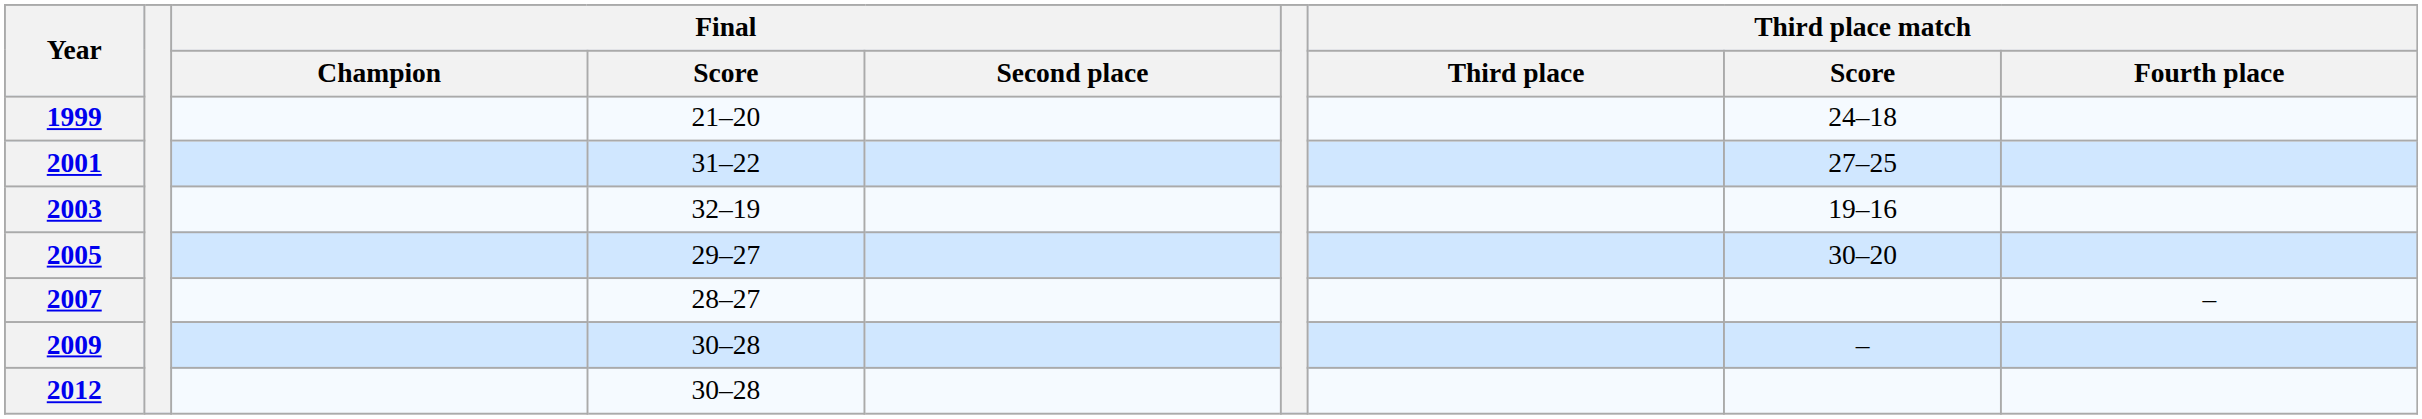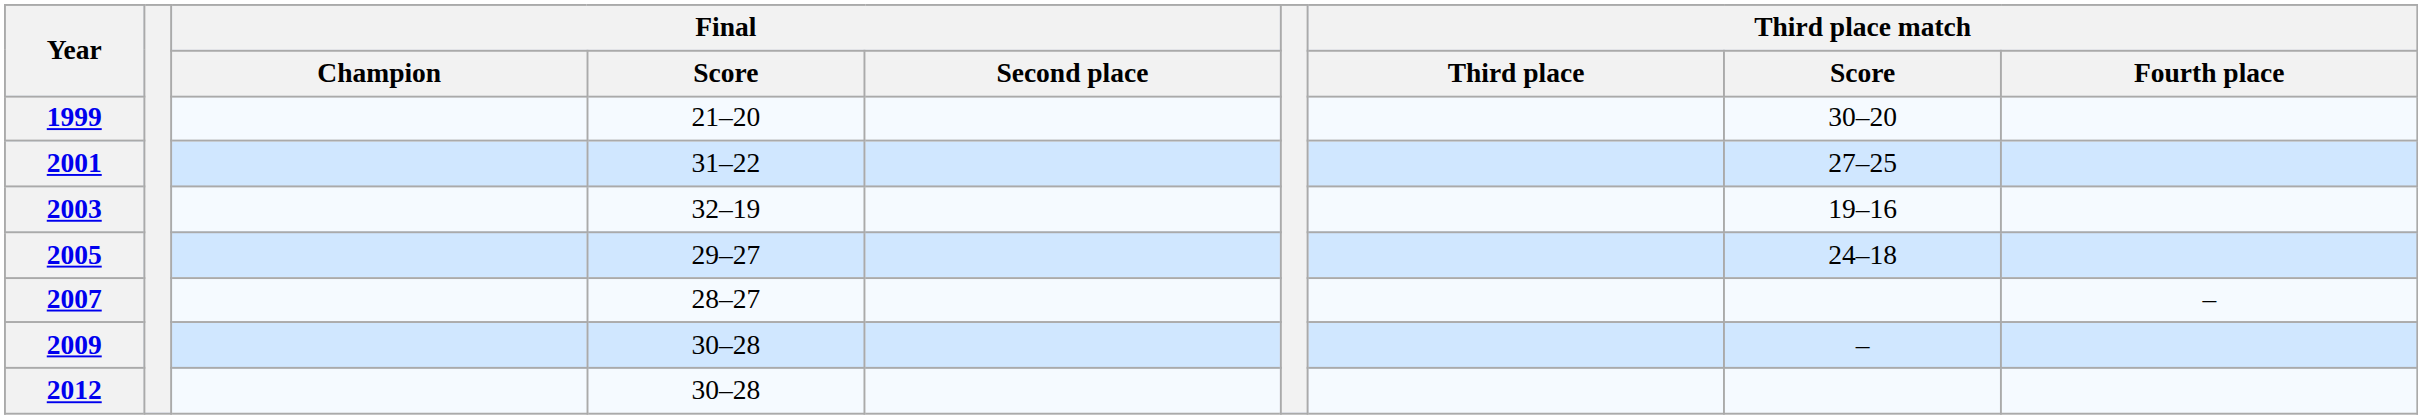(1863, 118) 24–18 -> (1863, 118) 30–20
(1863, 254) 30–20 -> (1863, 254) 24–18
